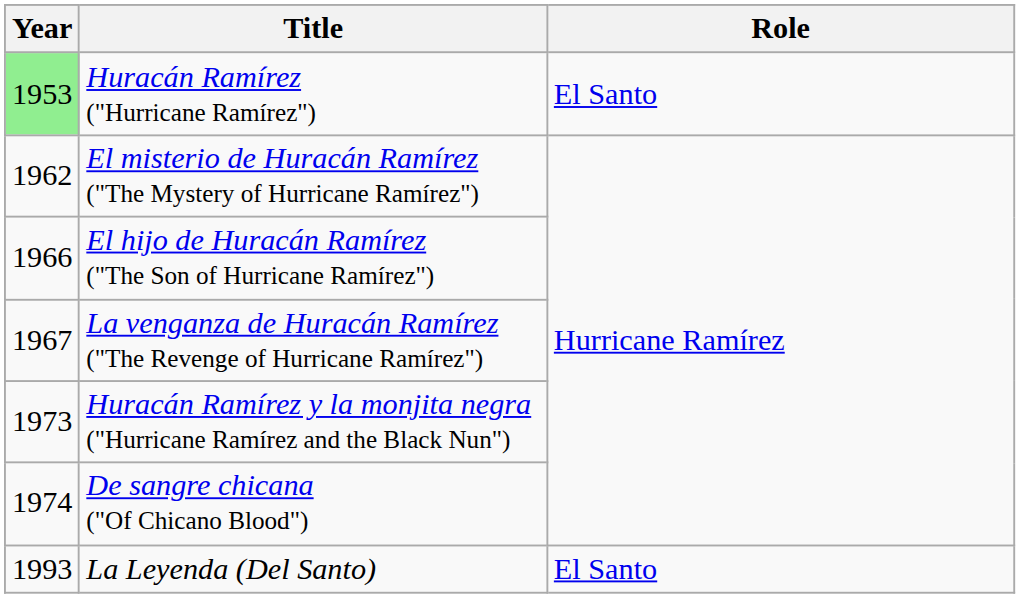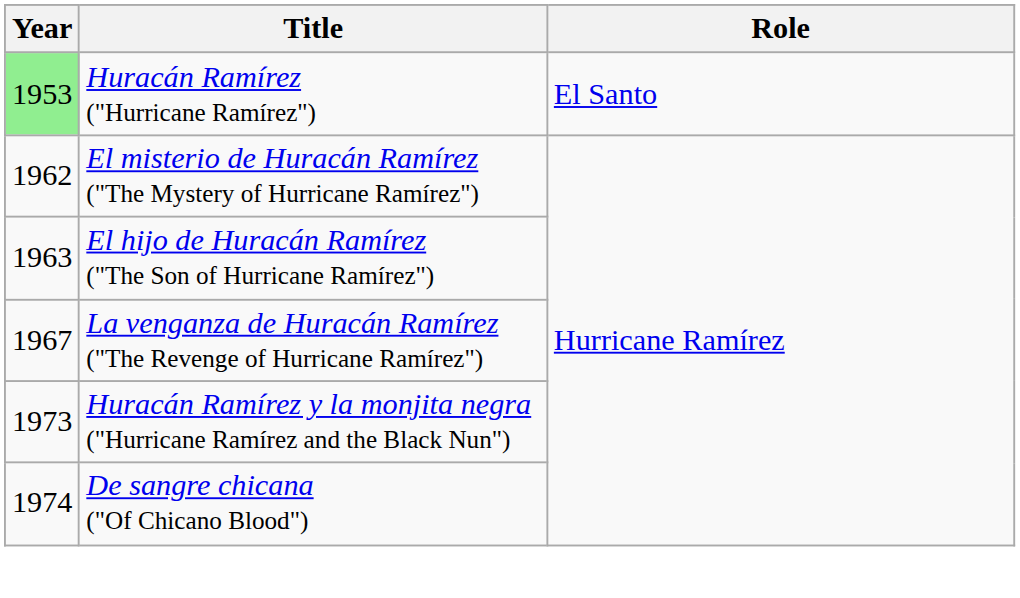(42, 257) 1966 -> (42, 257) 1963
- row: (231, 568)
